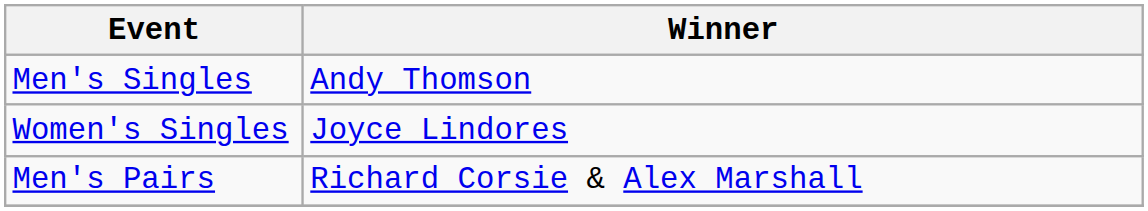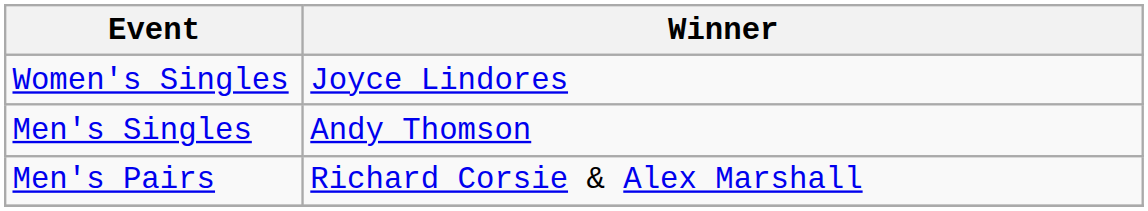rows swapped: (132, 80) <-> (151, 130)
